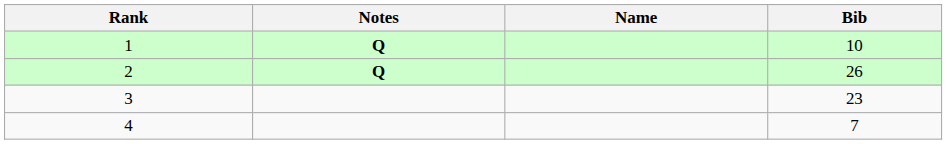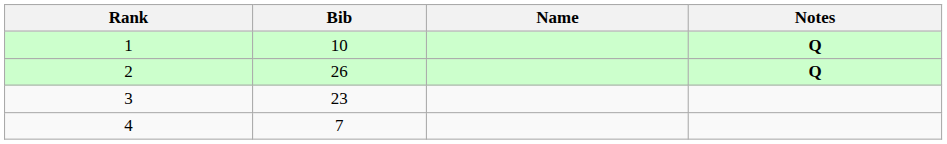columns swapped: (854, 17) <-> (379, 17)
